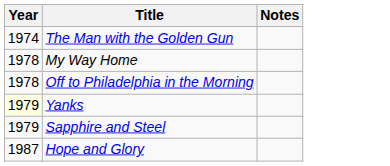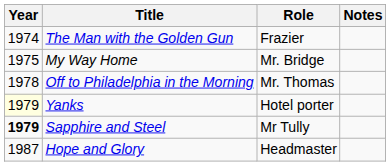+ column: (299, 15)
(23, 60) 1978 -> (23, 60) 1975
(23, 127) normal -> (23, 127) bold
